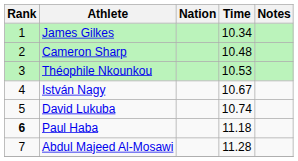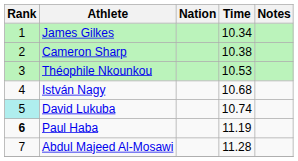(237, 52) 10.48 -> (237, 52) 10.38
(237, 90) 10.67 -> (237, 90) 10.68
(22, 109) no background -> (22, 109) paleturquoise background
(237, 128) 11.18 -> (237, 128) 11.19
